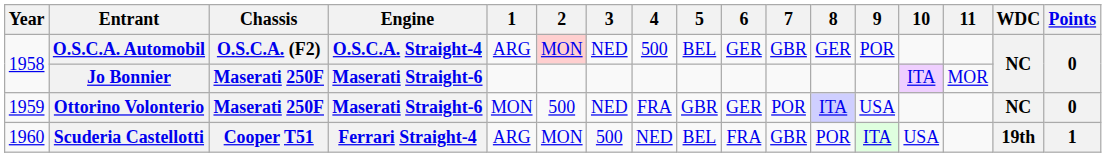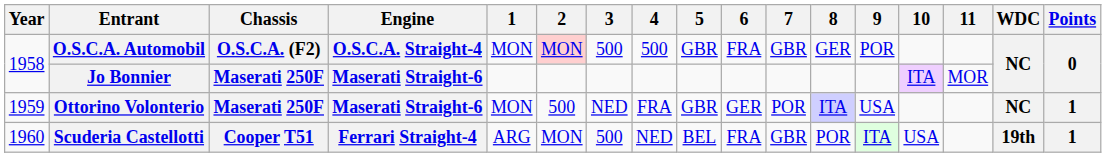(512, 49) ARG -> (512, 49) MON
(609, 49) NED -> (609, 49) 500
(699, 49) BEL -> (699, 49) GBR
(744, 49) GER -> (744, 49) FRA
(1072, 107) 0 -> (1072, 107) 1
